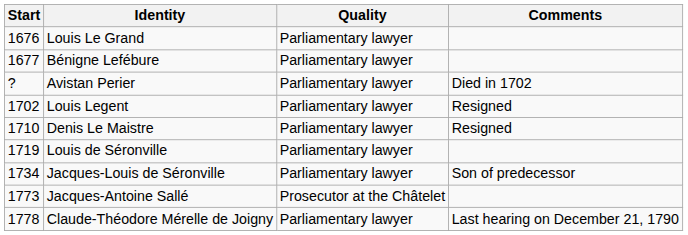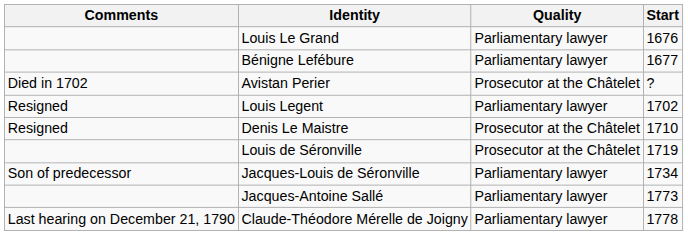columns swapped: (24, 15) <-> (565, 15)
(346, 83) Parliamentary lawyer -> (557, 83) Prosecutor at the Châtelet
(346, 128) Parliamentary lawyer -> (557, 128) Prosecutor at the Châtelet
(346, 151) Parliamentary lawyer -> (557, 151) Prosecutor at the Châtelet
(362, 196) Prosecutor at the Châtelet -> (541, 196) Parliamentary lawyer
